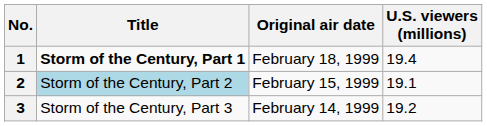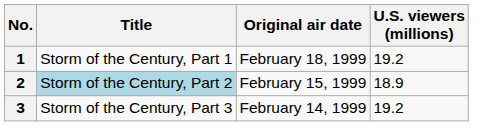(143, 58) bold -> (136, 58) normal
(401, 58) 19.4 -> (389, 58) 19.2
(401, 83) 19.1 -> (389, 83) 18.9
